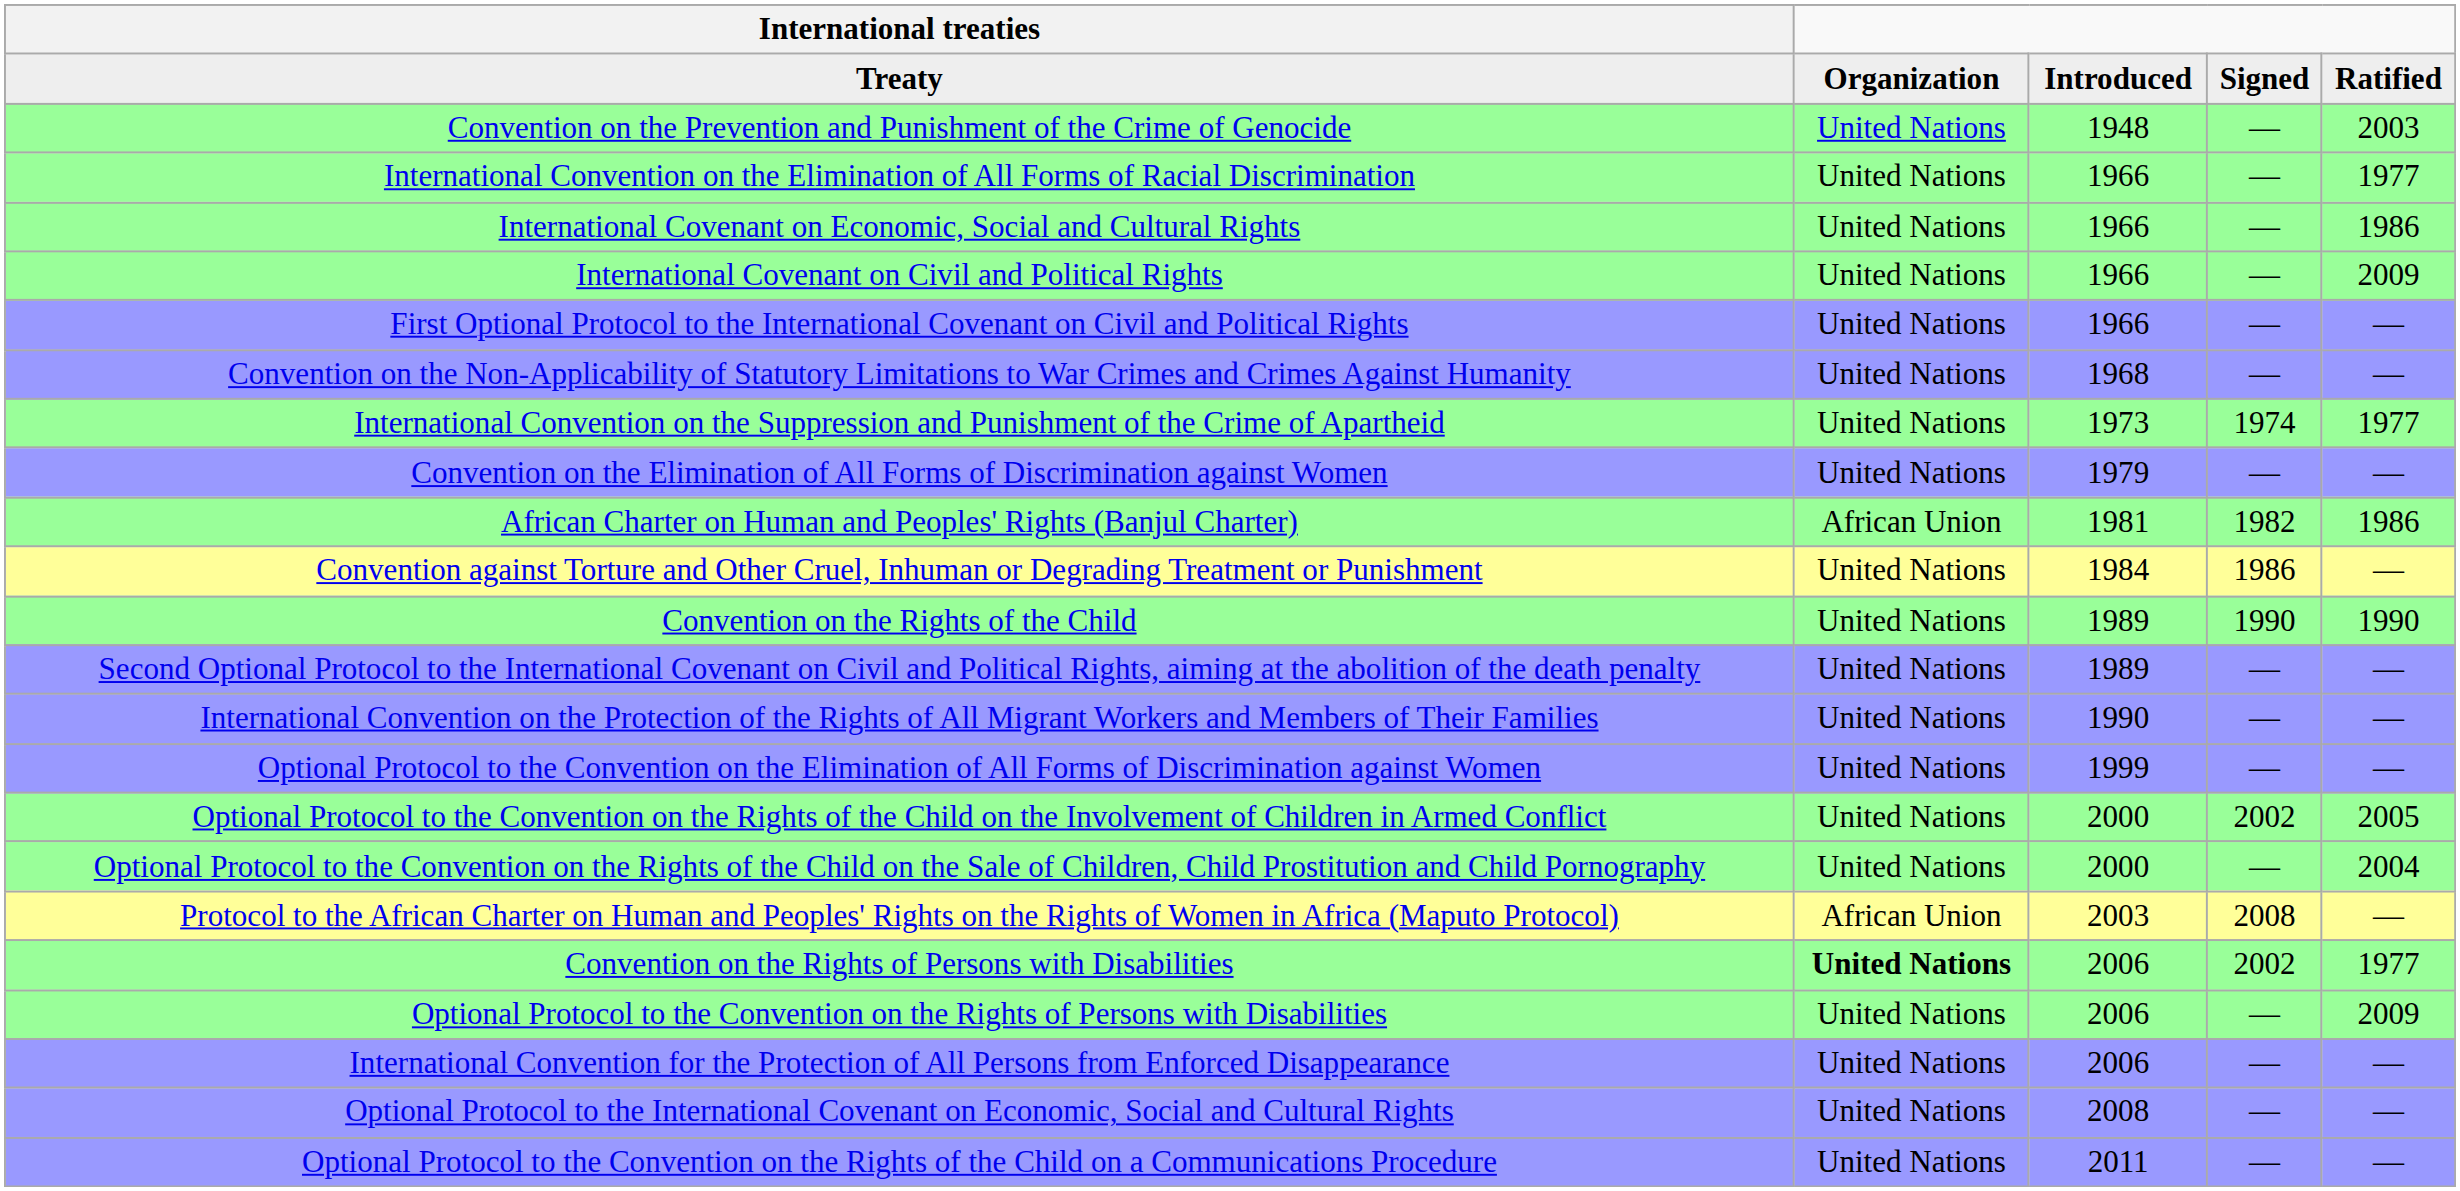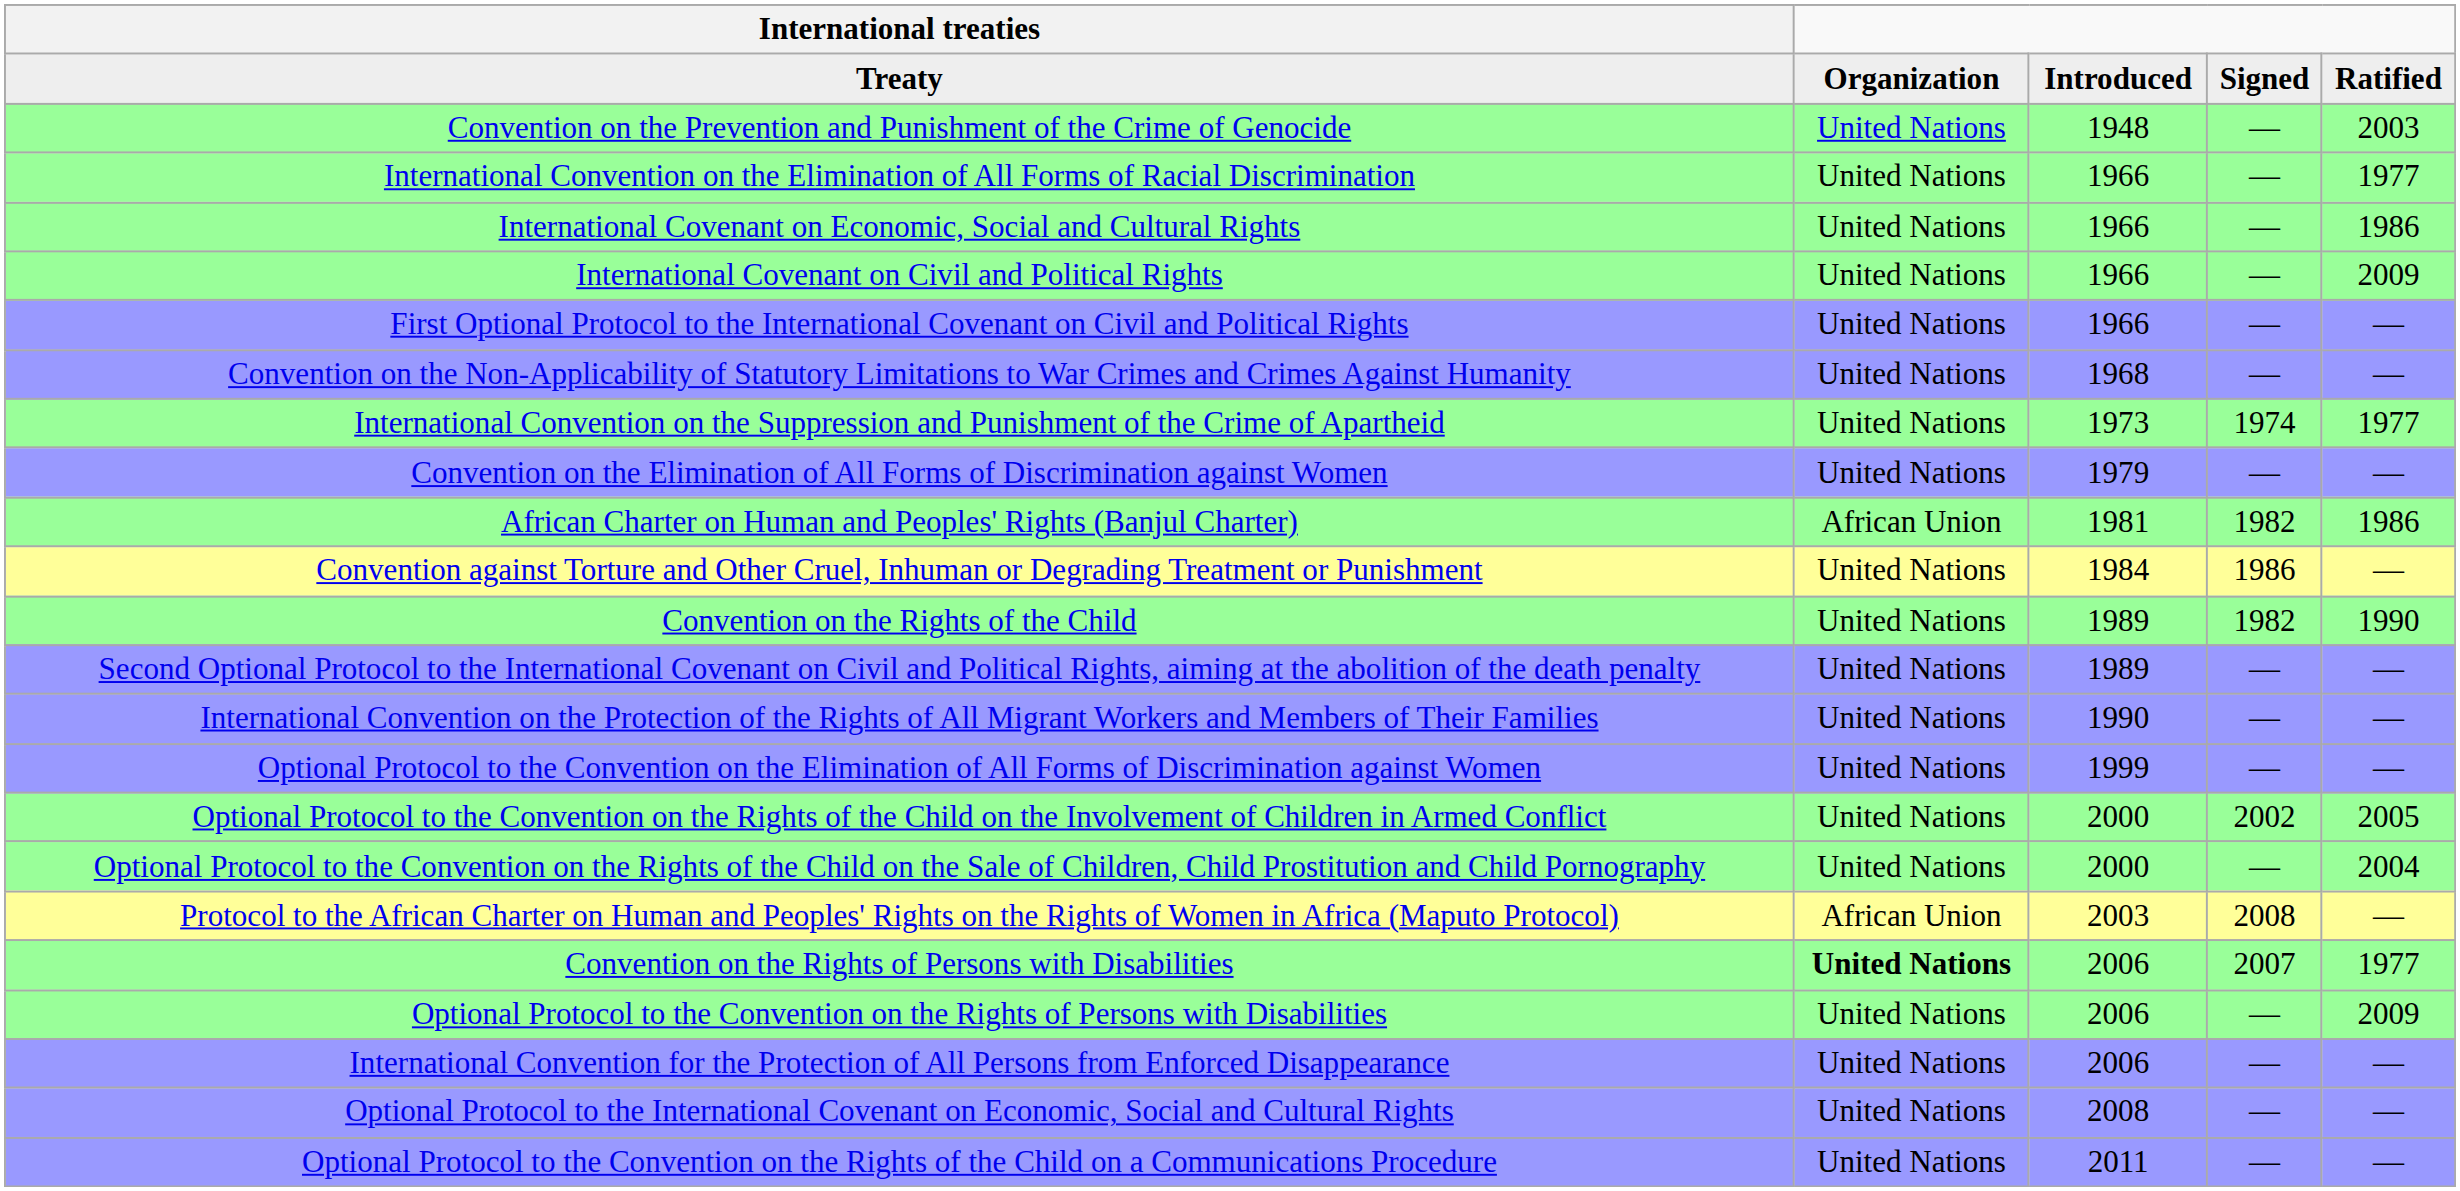(2265, 619) 1990 -> (2265, 619) 1982
(2265, 964) 2002 -> (2265, 964) 2007
